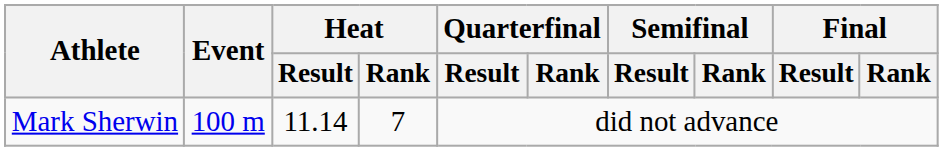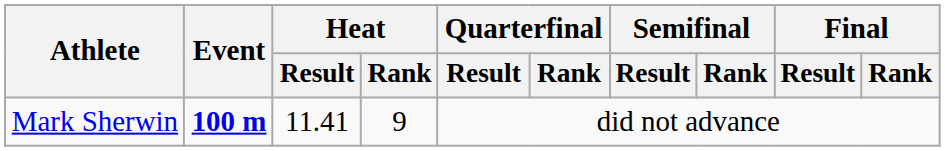(228, 121) normal -> (229, 121) bold
(315, 121) 11.14 -> (317, 121) 11.41
(398, 121) 7 -> (399, 121) 9
